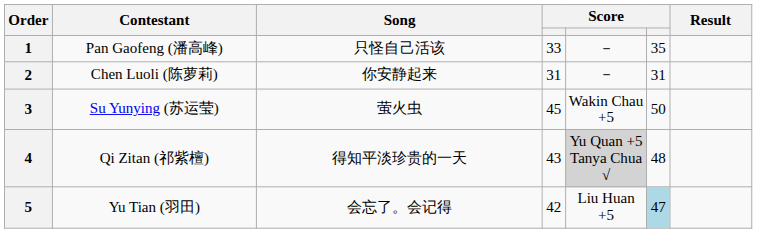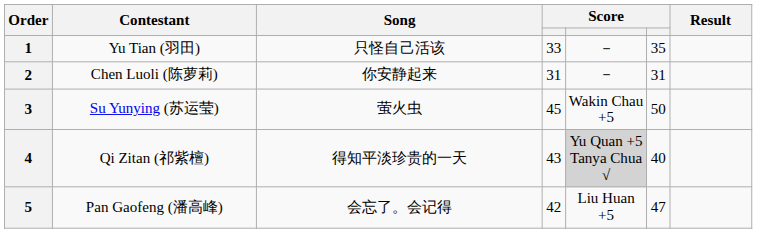(154, 48) Pan Gaofeng (潘高峰) -> (154, 48) Yu Tian (羽田)
(658, 158) 48 -> (658, 158) 40
(154, 207) Yu Tian (羽田) -> (154, 207) Pan Gaofeng (潘高峰)
(658, 207) lightblue background -> (658, 207) no background
